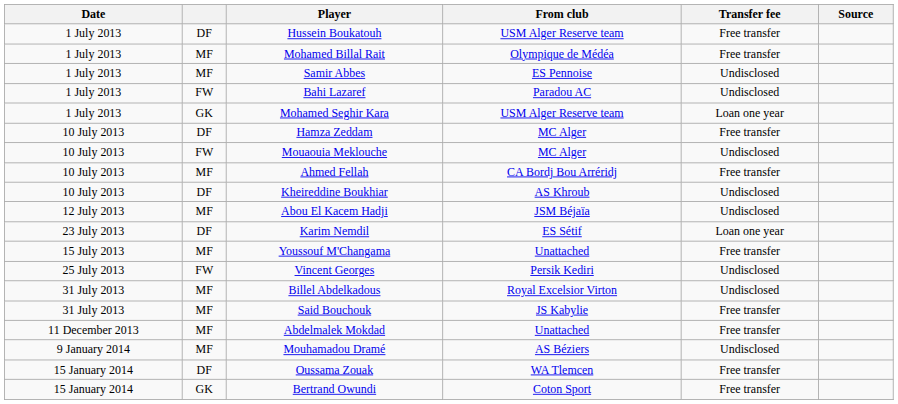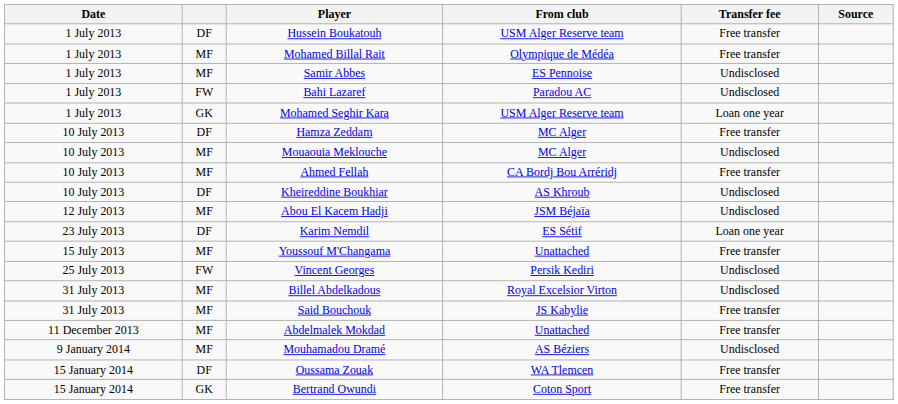(204, 152) FW -> (204, 152) MF
